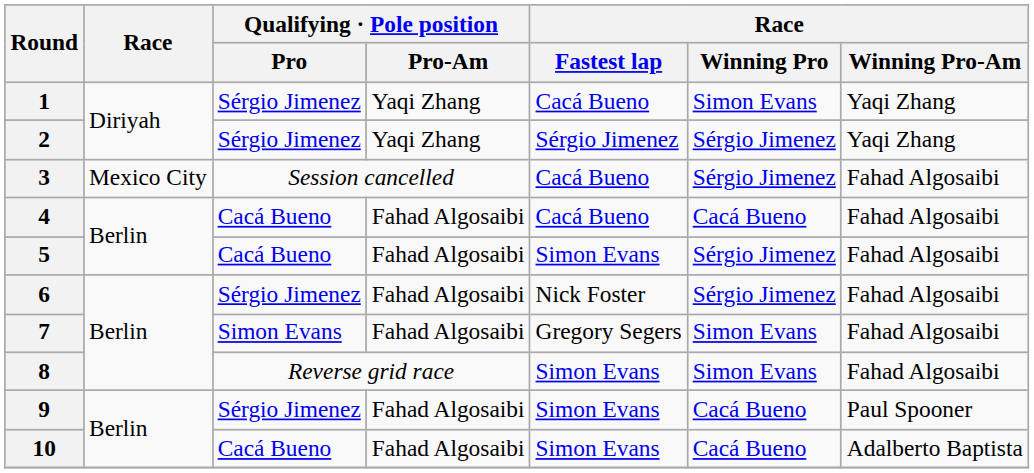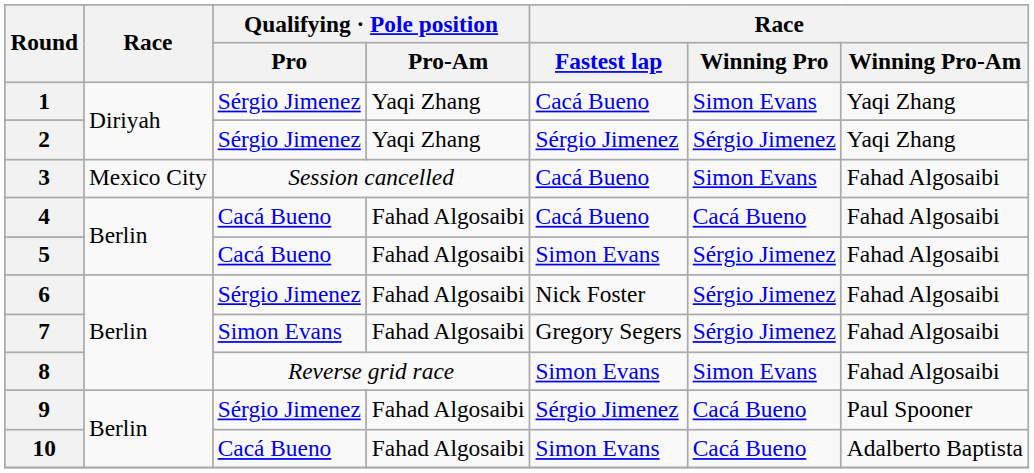(764, 177) Sérgio Jimenez -> (755, 177) Simon Evans
(755, 332) Simon Evans -> (764, 332) Sérgio Jimenez
(598, 409) Simon Evans -> (607, 409) Sérgio Jimenez
